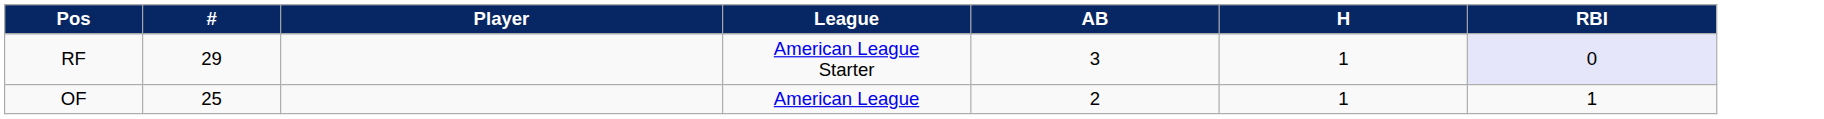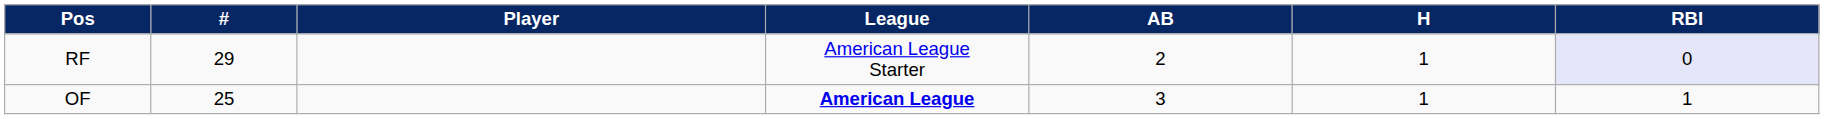(1095, 59) 3 -> (1160, 59) 2
(847, 98) normal -> (897, 98) bold
(1095, 98) 2 -> (1160, 98) 3
